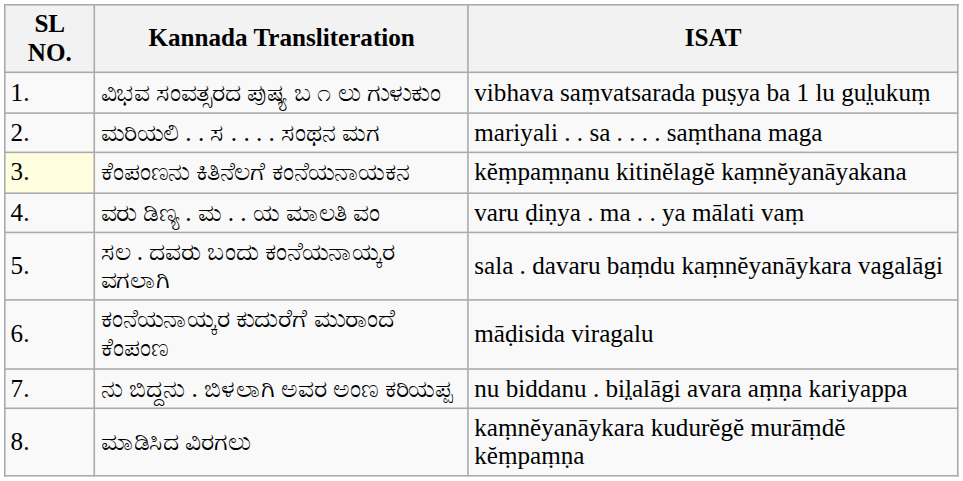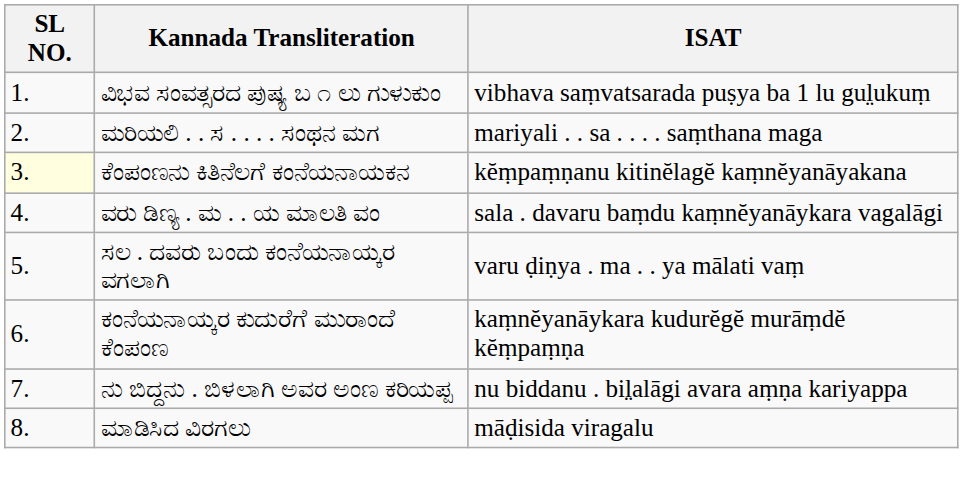(639, 212) varu ḍiṇya . ma . . ya mālati vaṃ -> (709, 212) sala . davaru baṃdu kaṃnĕyanāykara vagalāgi
(709, 266) sala . davaru baṃdu kaṃnĕyanāykara vagalāgi -> (639, 266) varu ḍiṇya . ma . . ya mālati vaṃ
(564, 334) māḍisida viragalu -> (660, 334) kaṃnĕyanāykara kudurĕgĕ murāṃdĕ kĕṃpaṃṇa
(660, 442) kaṃnĕyanāykara kudurĕgĕ murāṃdĕ kĕṃpaṃṇa -> (564, 427) māḍisida viragalu
